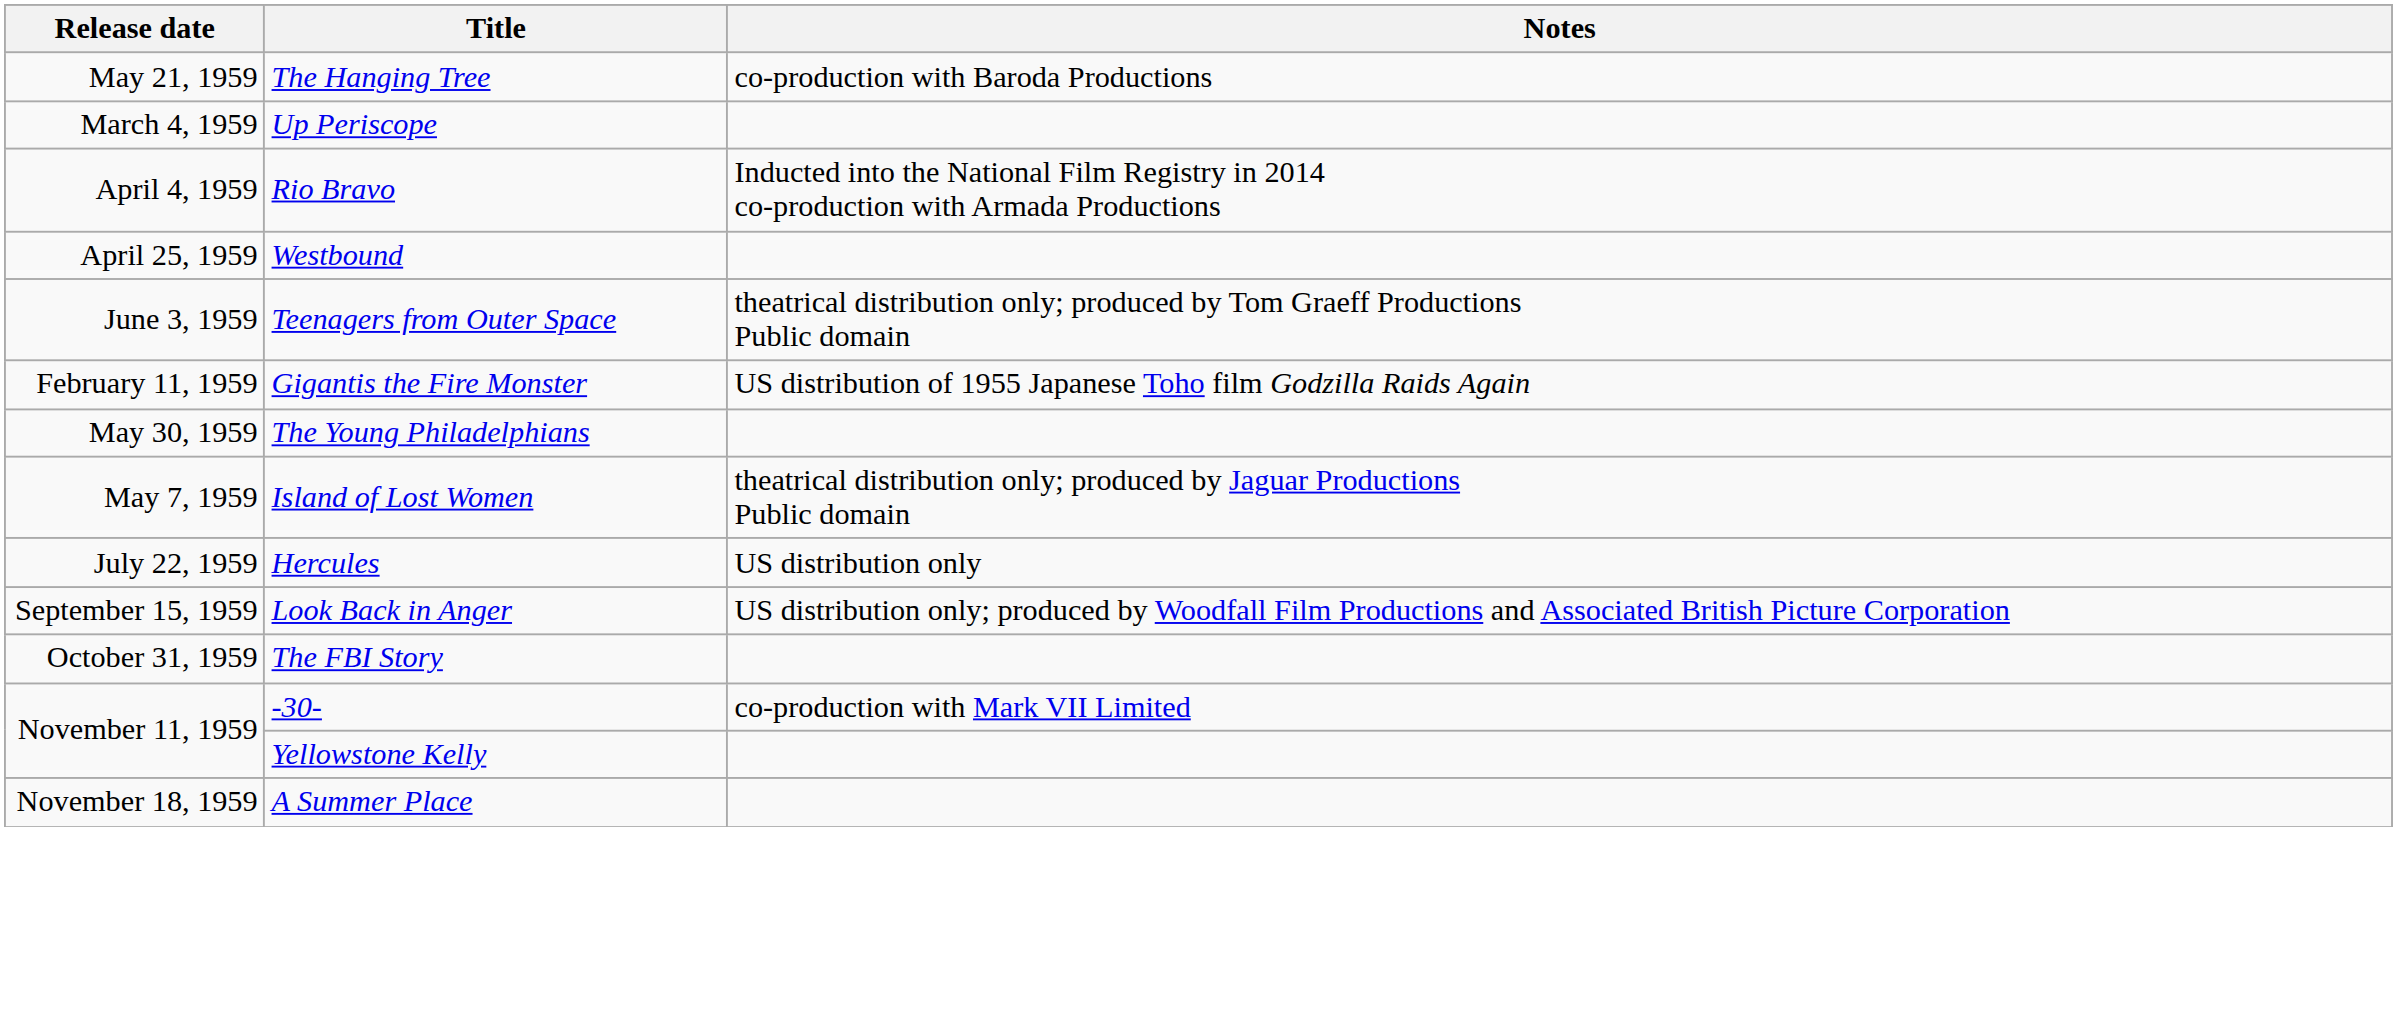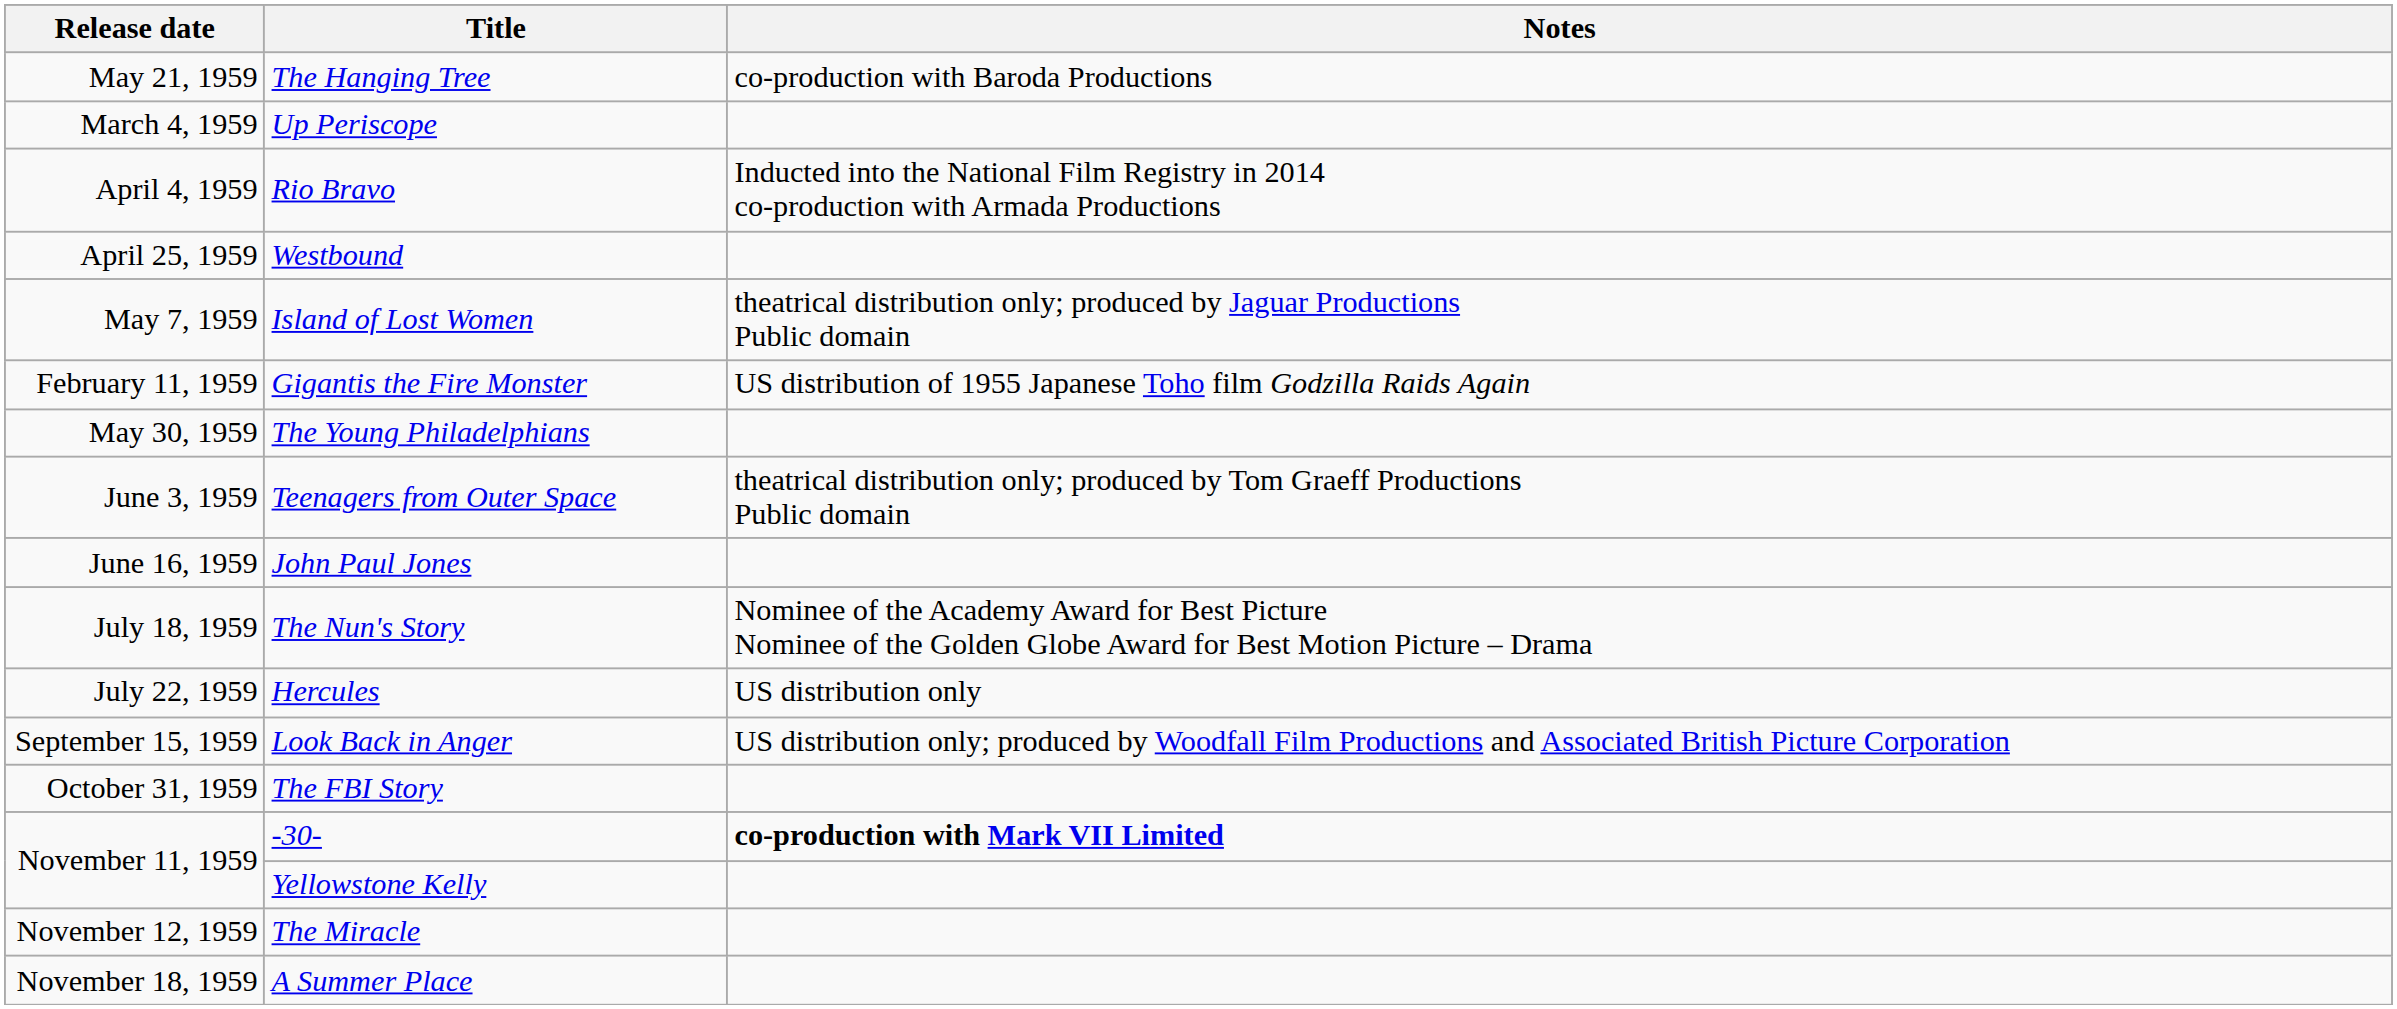rows swapped: (402, 497) <-> (444, 319)
+ row: (371, 562)
+ row: (368, 627)
(963, 706) normal -> (979, 835) bold
+ row: (346, 931)
